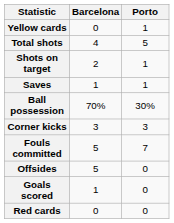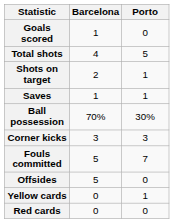rows swapped: (37, 189) <-> (37, 27)
